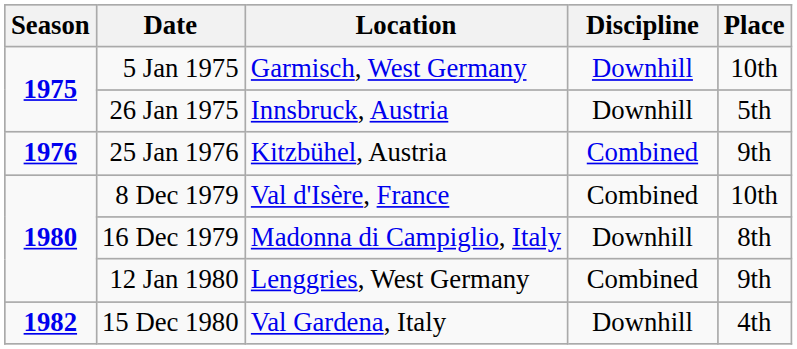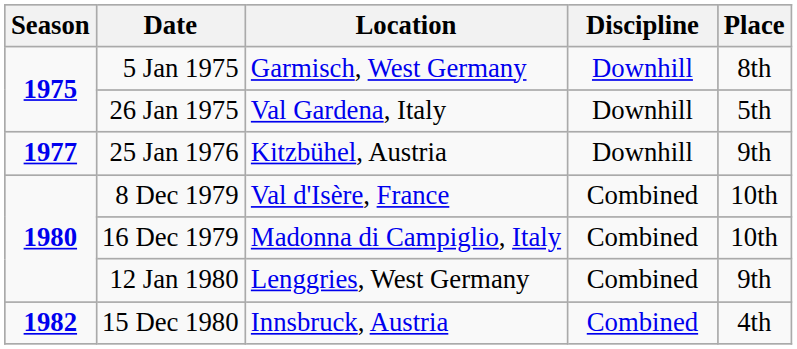(754, 68) 10th -> (754, 68) 8th
(350, 110) Innsbruck, Austria -> (348, 110) Val Gardena, Italy
(50, 152) 1976 -> (50, 152) 1977
(642, 152) Combined -> (642, 152) Downhill
(642, 237) Downhill -> (642, 237) Combined
(754, 237) 8th -> (754, 237) 10th
(348, 322) Val Gardena, Italy -> (350, 322) Innsbruck, Austria
(642, 322) Downhill -> (642, 322) Combined
